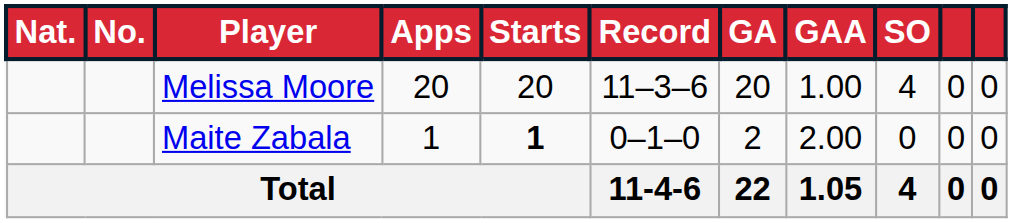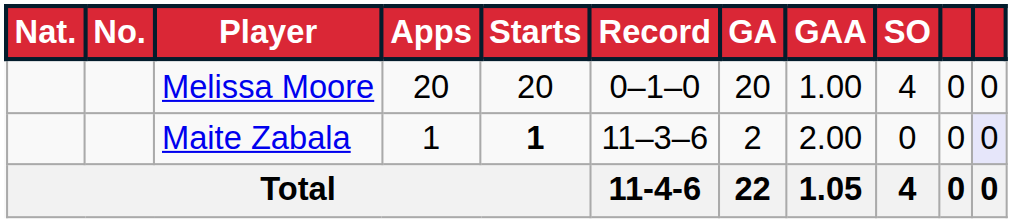(655, 86) 11–3–6 -> (655, 86) 0–1–0
(655, 137) 0–1–0 -> (655, 137) 11–3–6
(989, 137) no background -> (989, 137) lavender background
